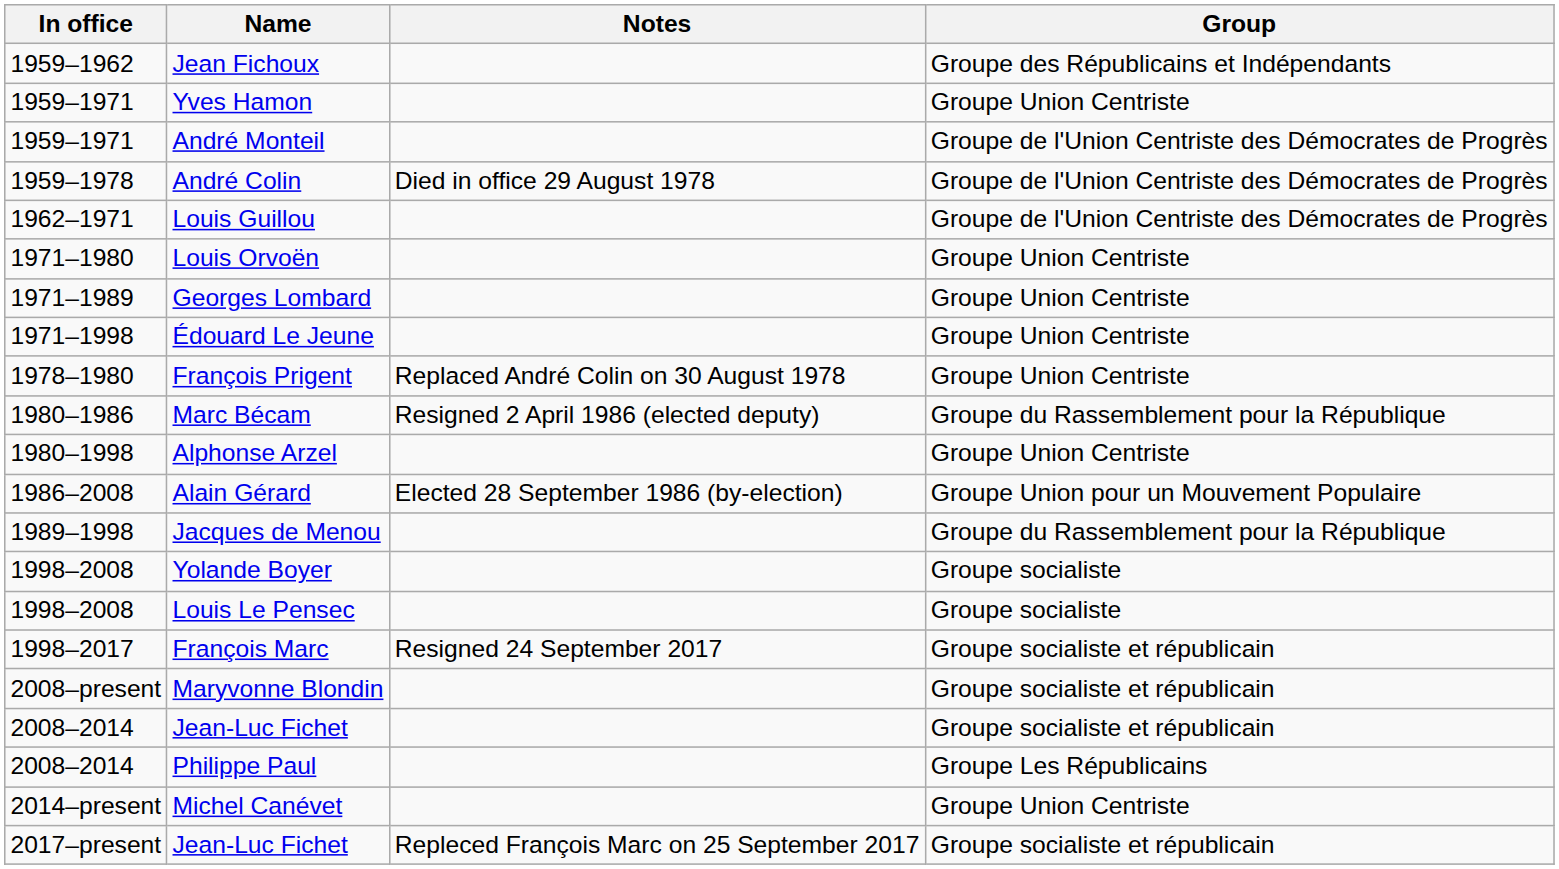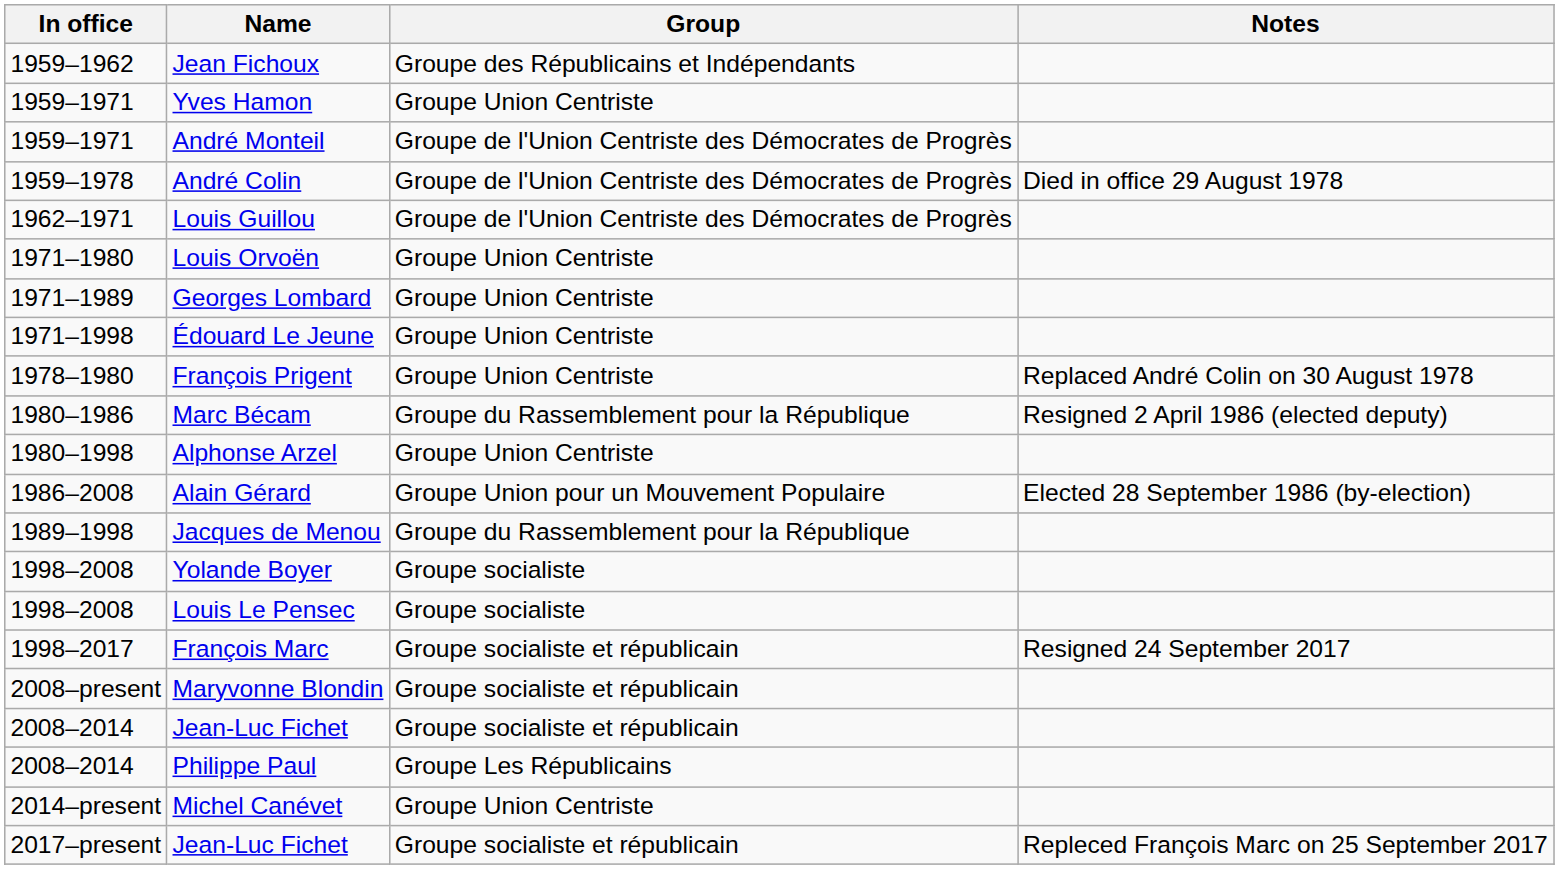columns swapped: (1239, 24) <-> (657, 24)
